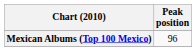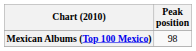(173, 38) 96 -> (173, 38) 98
